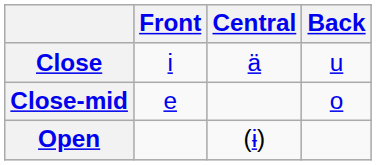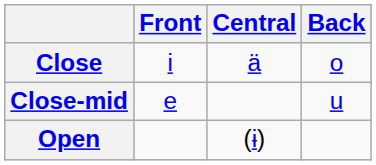(337, 62) u -> (337, 62) o
(337, 100) o -> (337, 100) u
